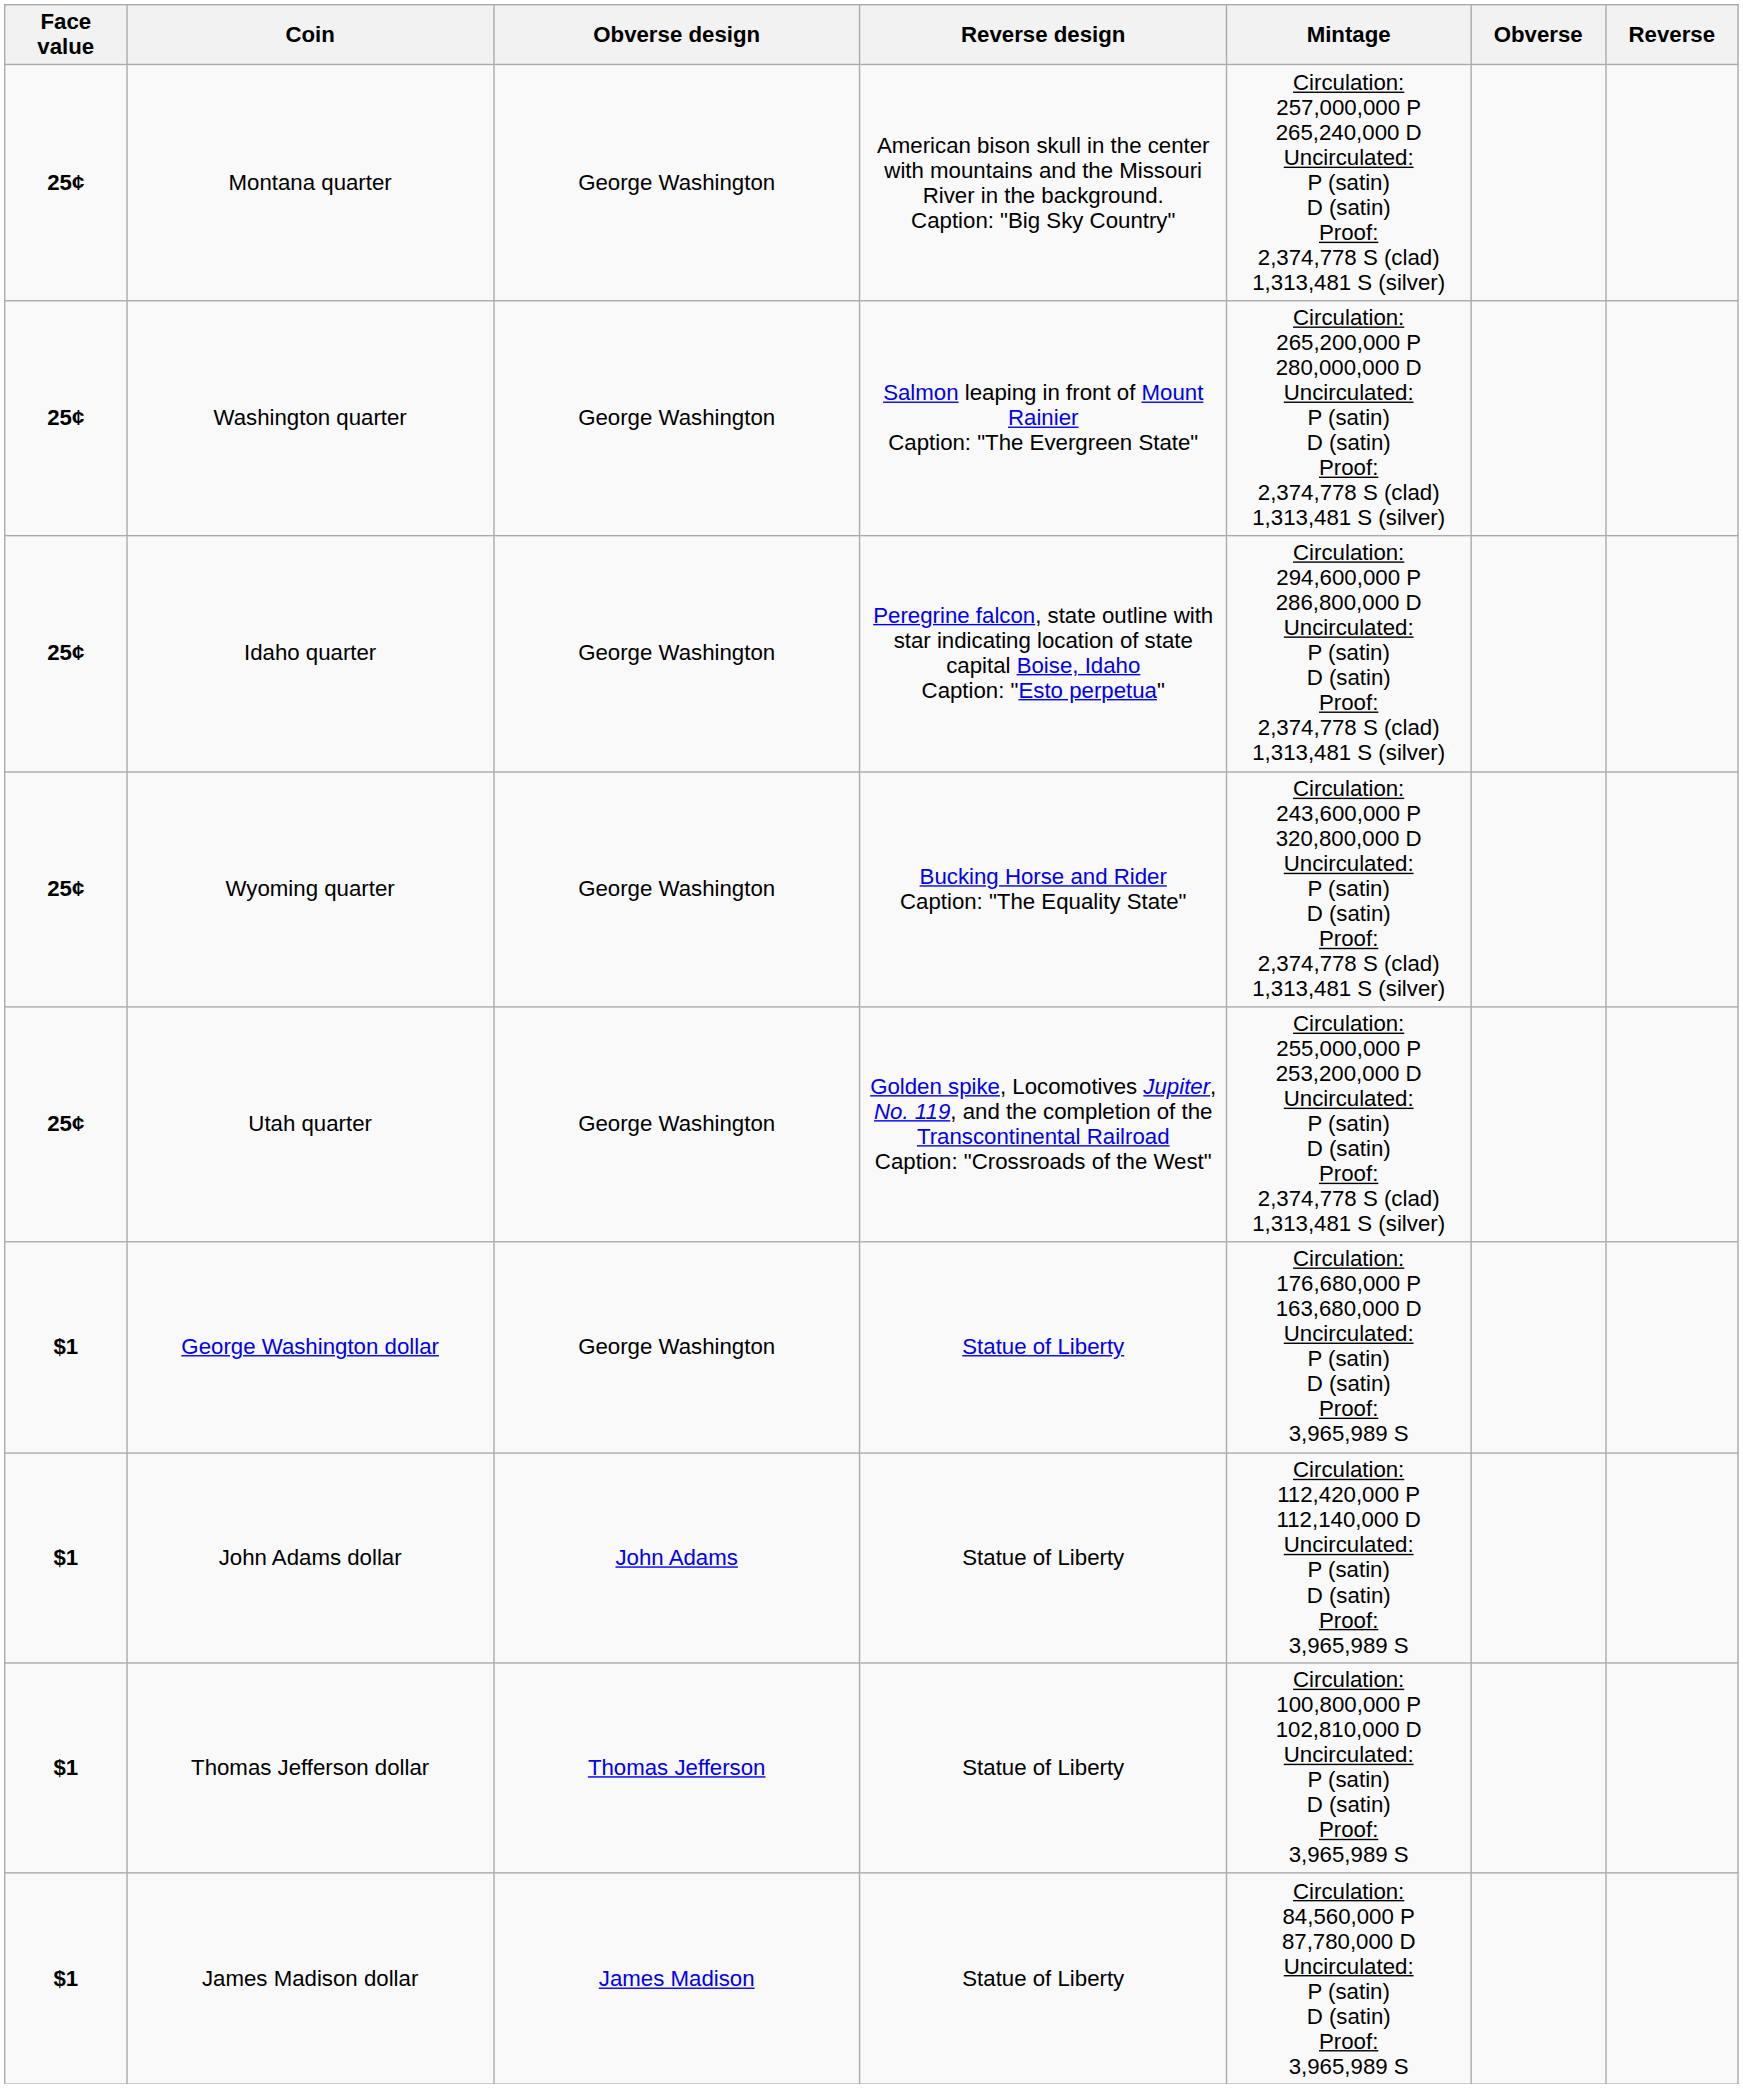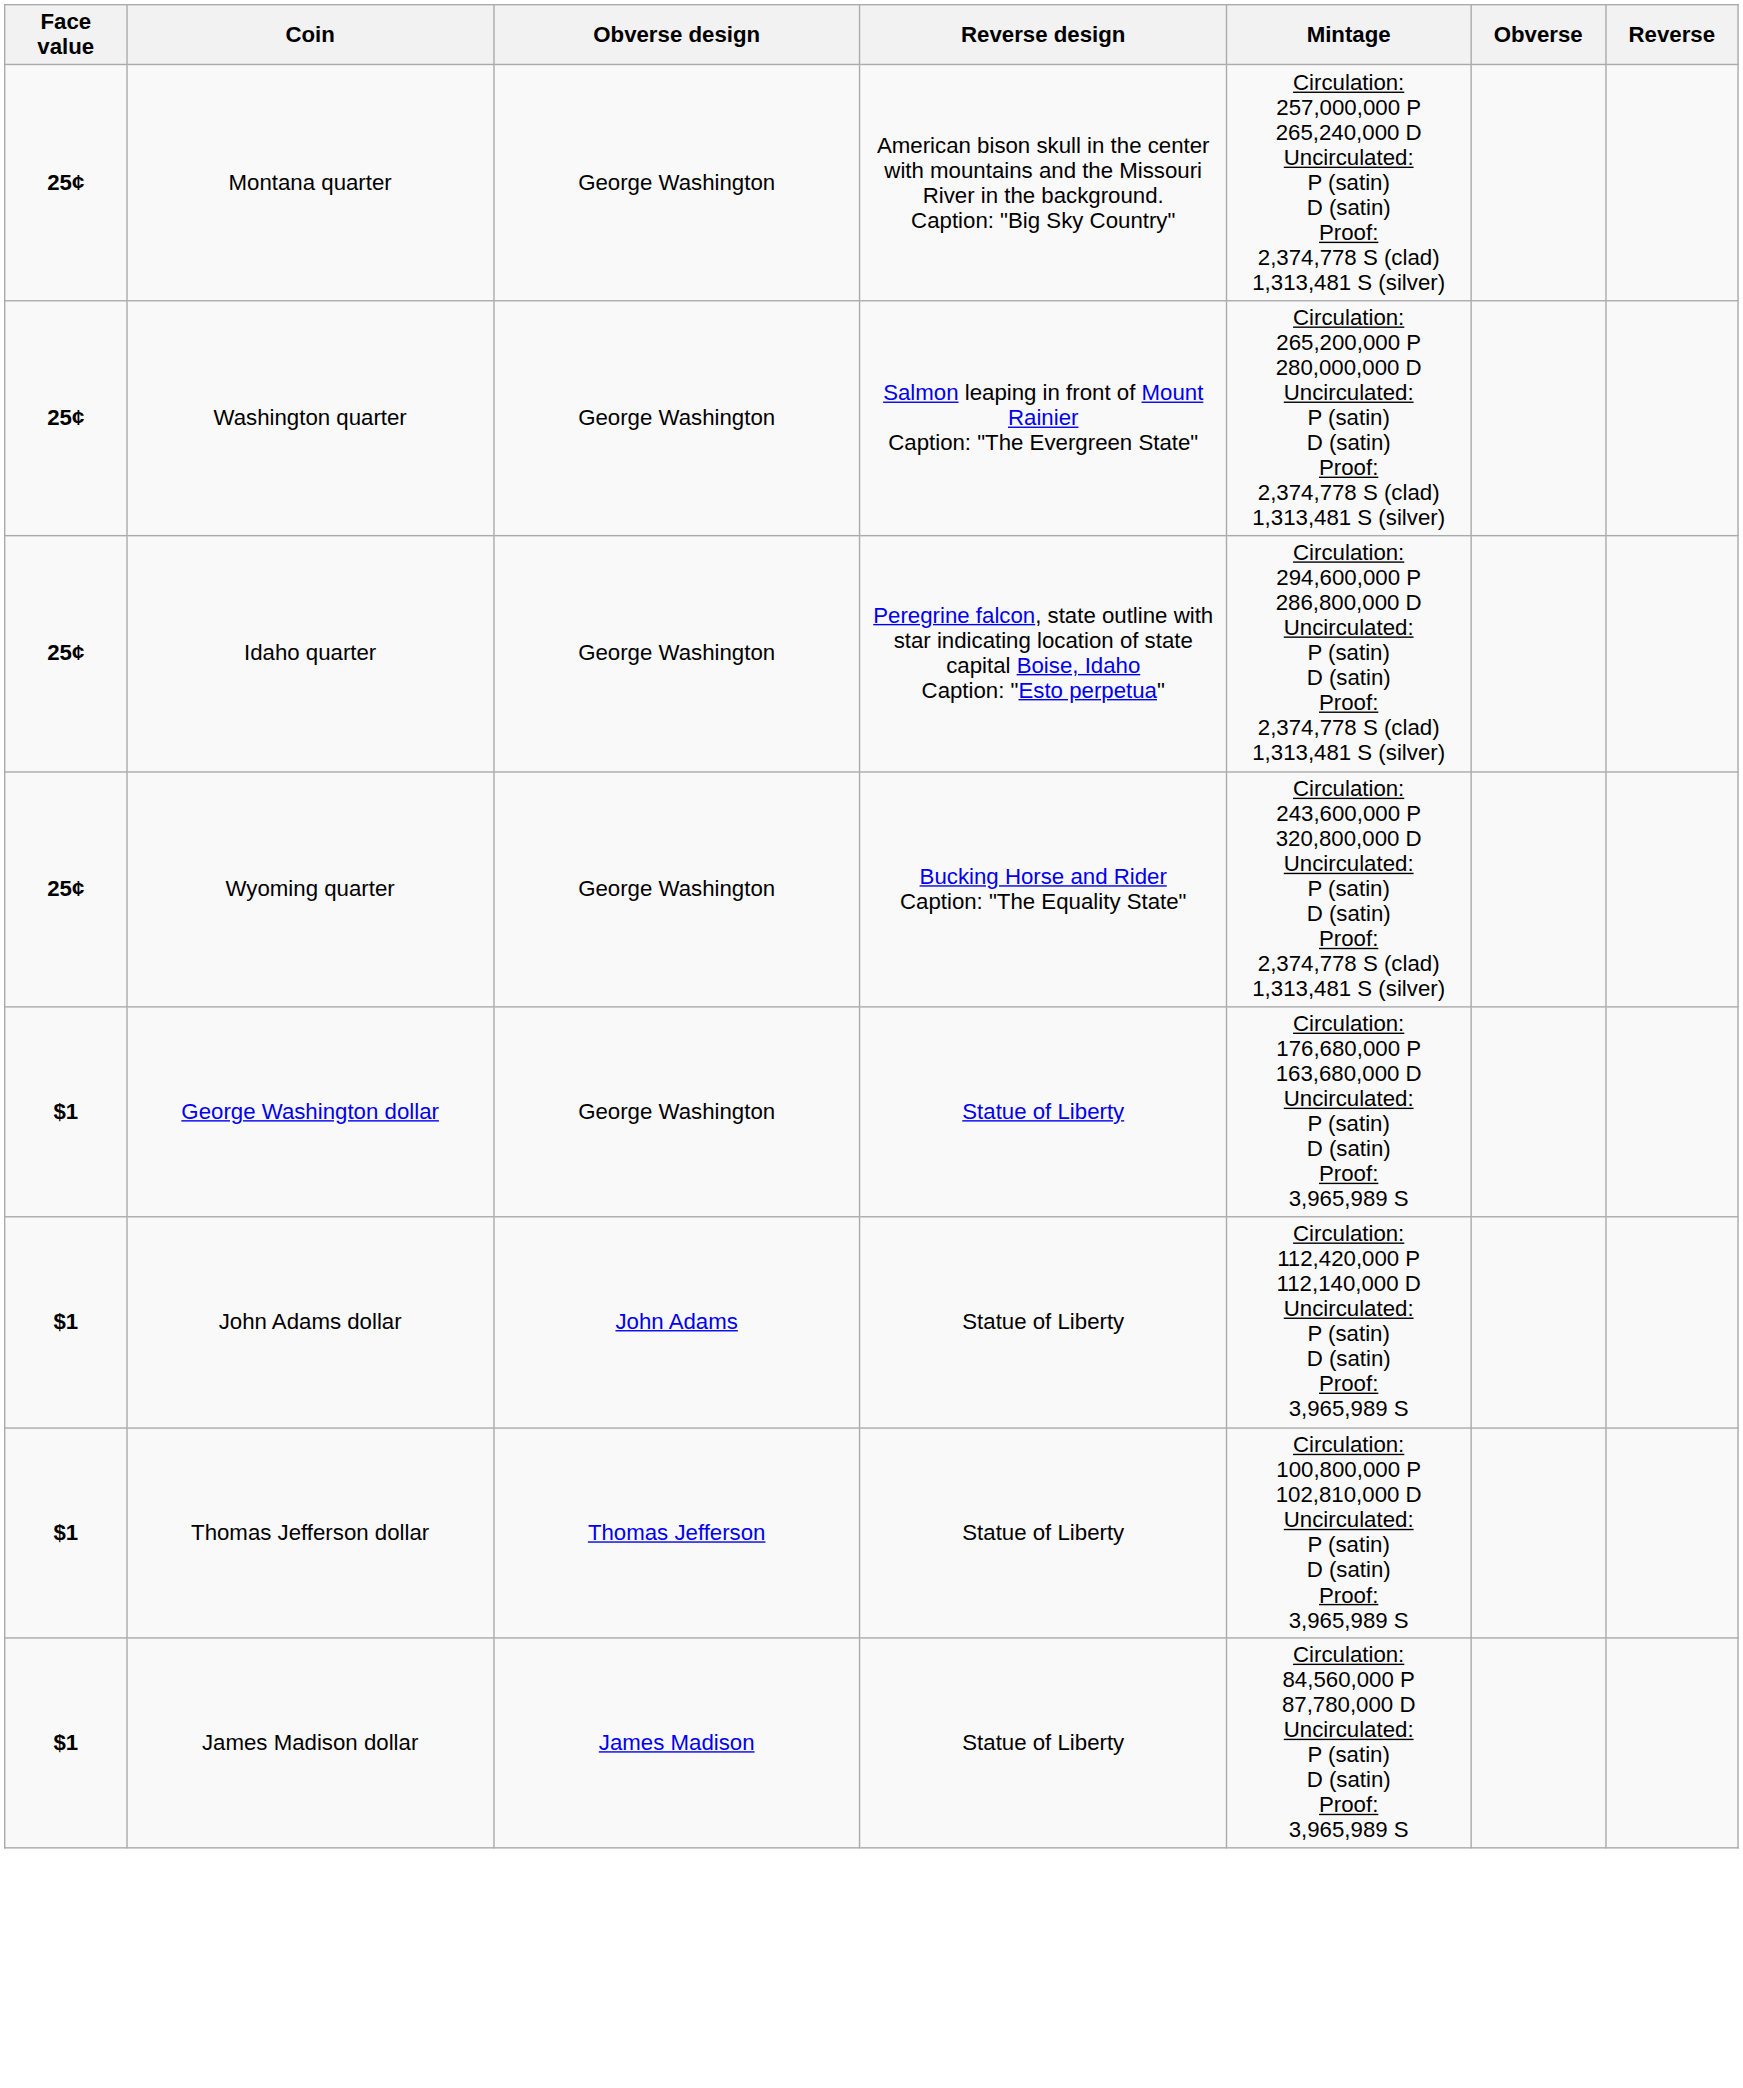- row: (310, 1124)
